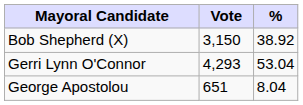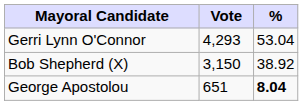rows swapped: (77, 64) <-> (68, 40)
(271, 87) normal -> (271, 87) bold
